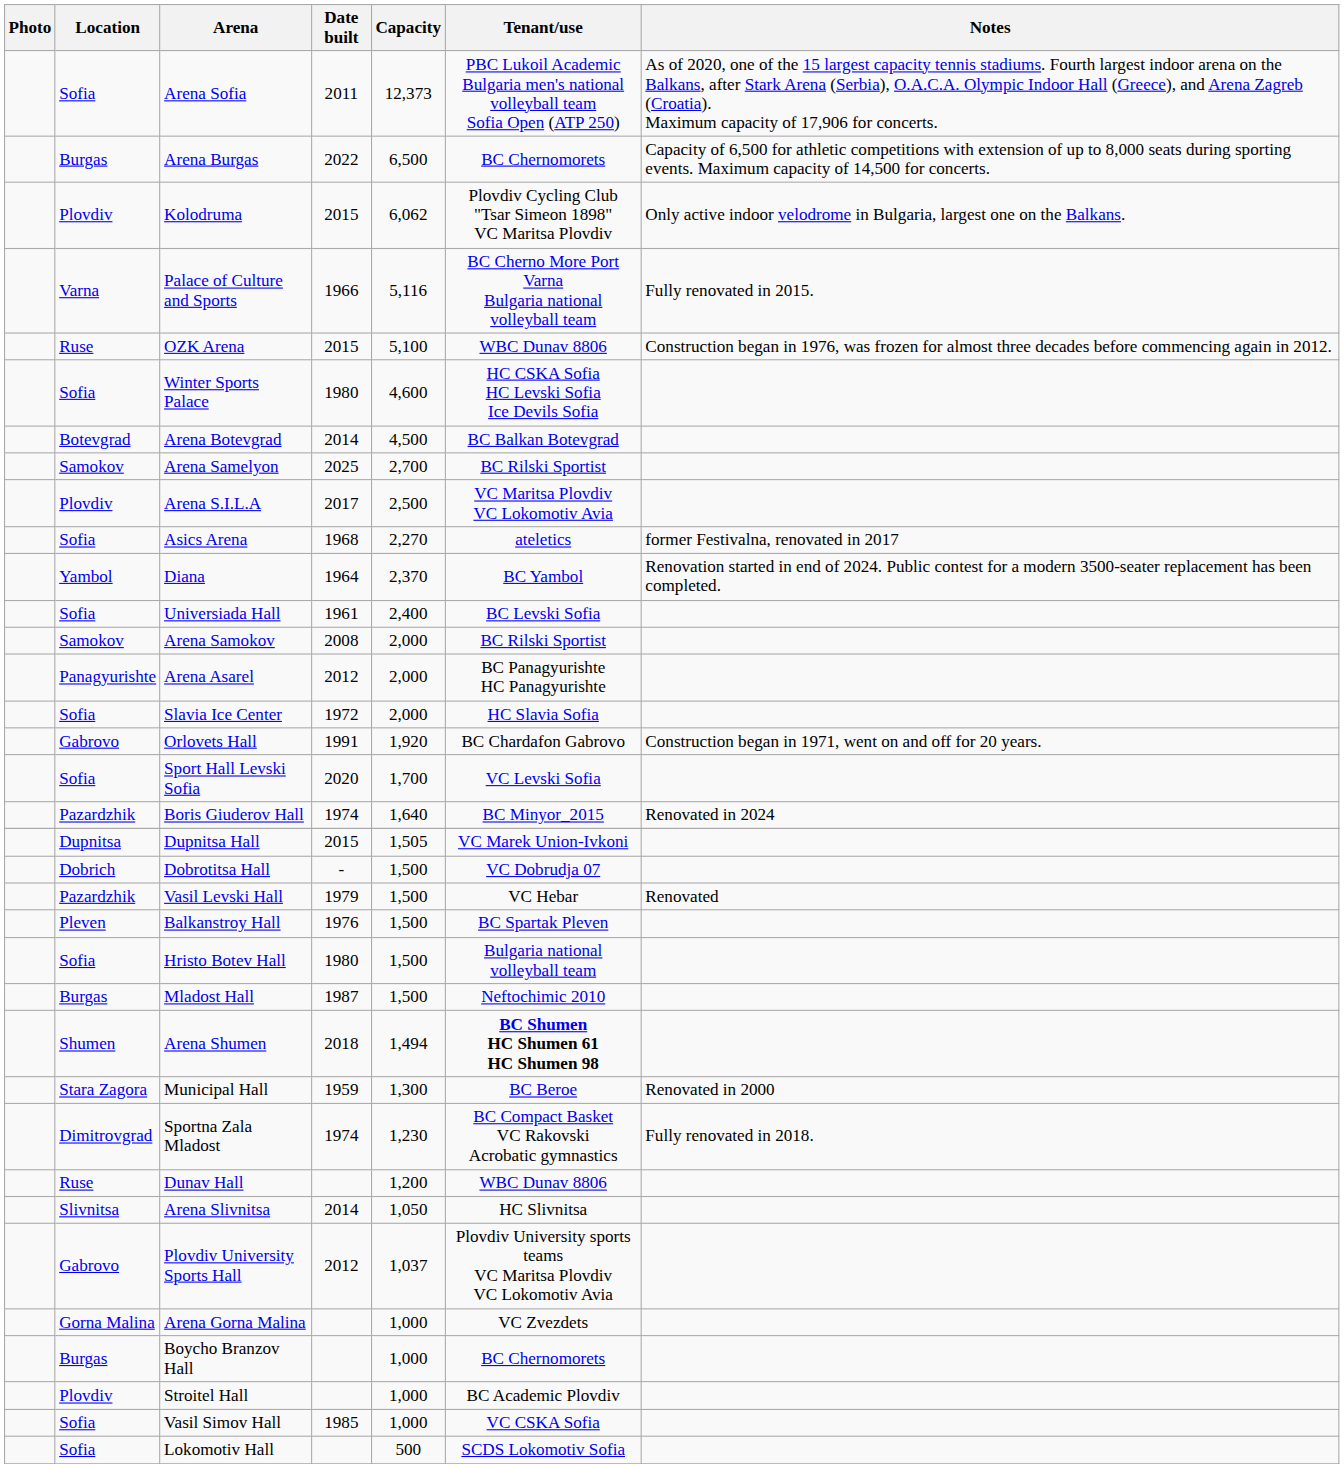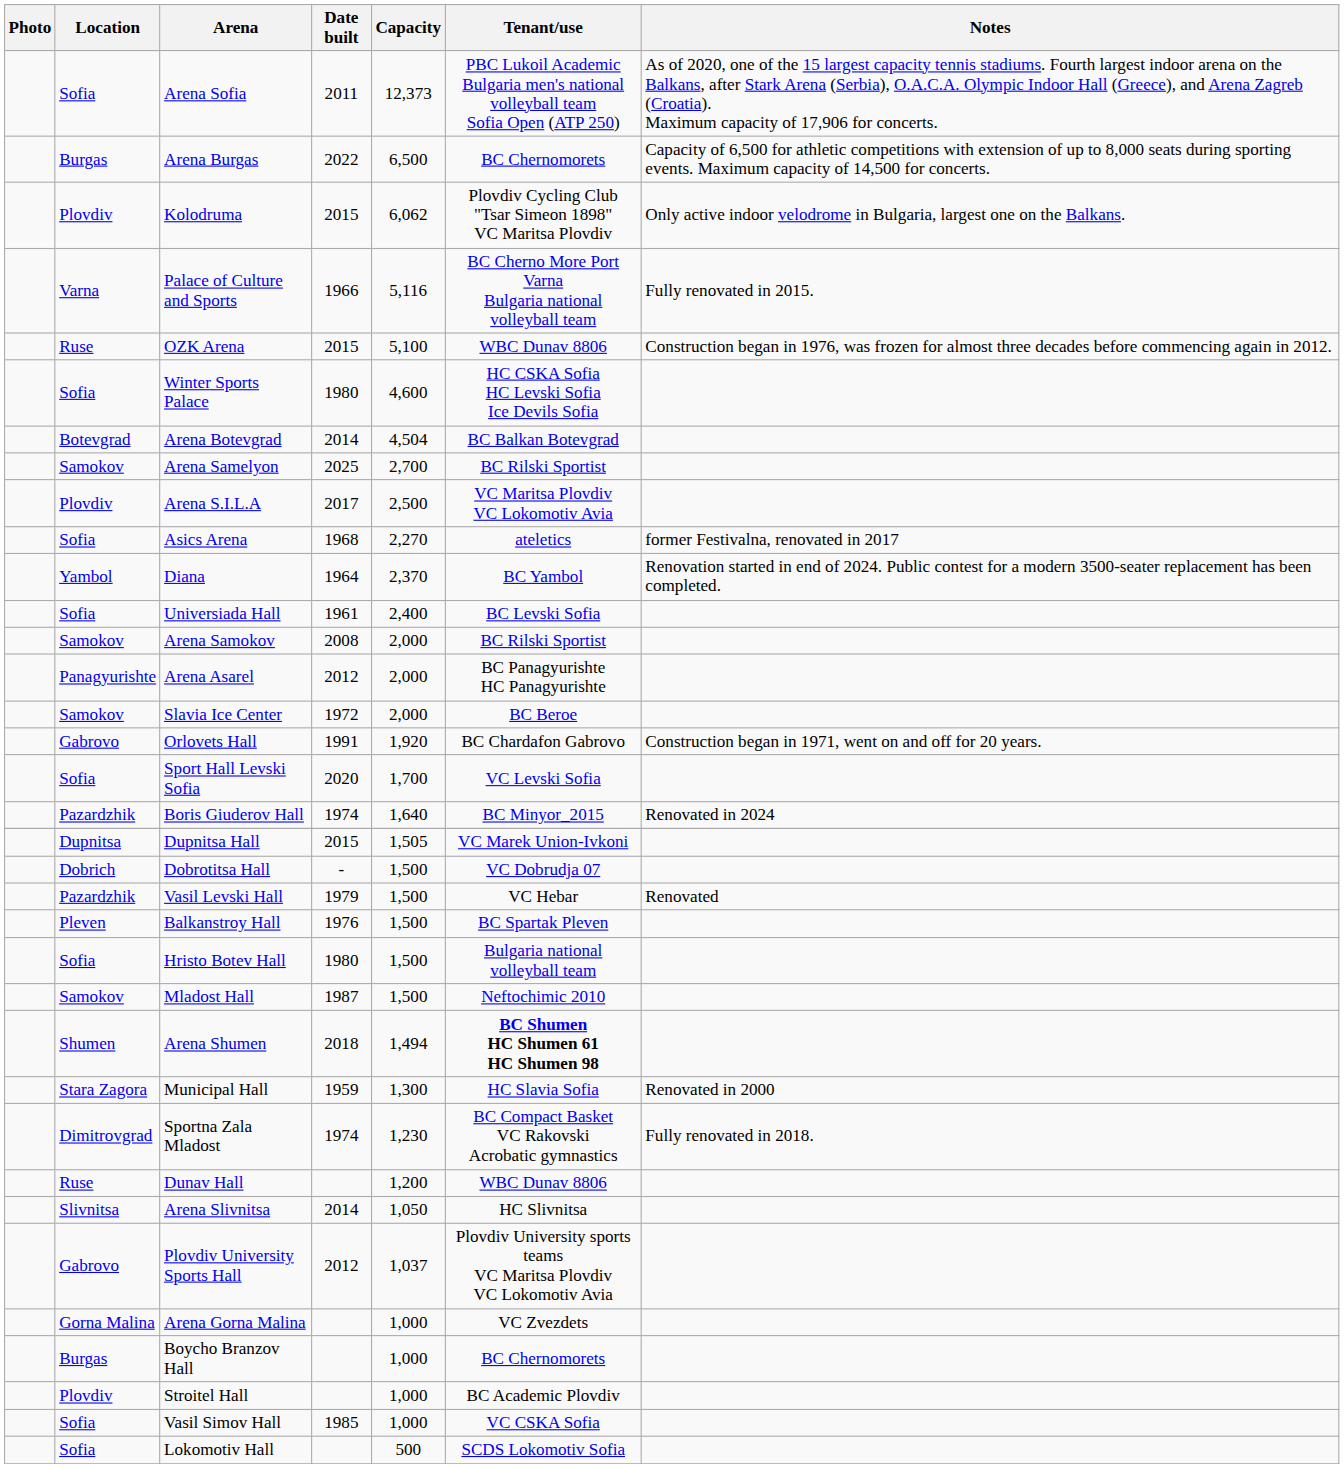(408, 439) 4,500 -> (408, 439) 4,504
(77, 714) Sofia -> (92, 714) Samokov
(543, 714) HC Slavia Sofia -> (543, 714) BC Beroe
(83, 997) Burgas -> (92, 997) Samokov
(543, 1089) BC Beroe -> (543, 1089) HC Slavia Sofia
